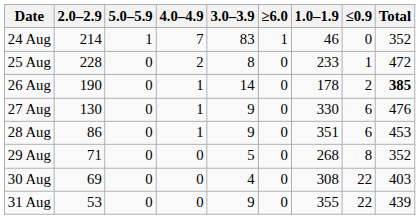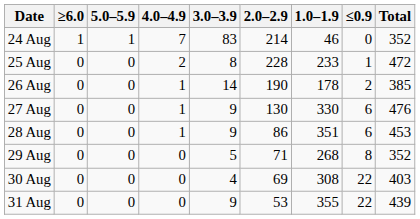columns swapped: (275, 16) <-> (80, 16)
(400, 86) bold -> (400, 86) normal
